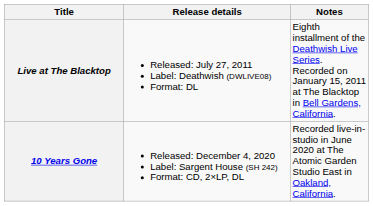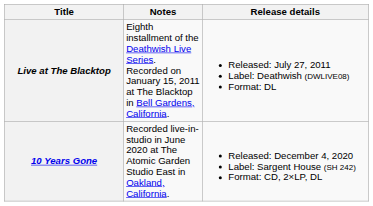columns swapped: (207, 12) <-> (329, 12)
